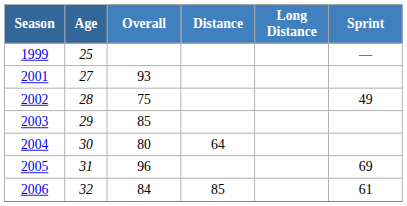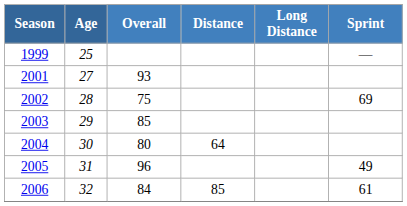(366, 99) 49 -> (366, 99) 69
(366, 167) 69 -> (366, 167) 49
